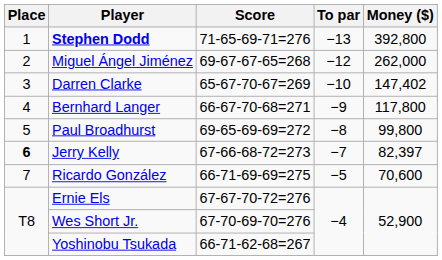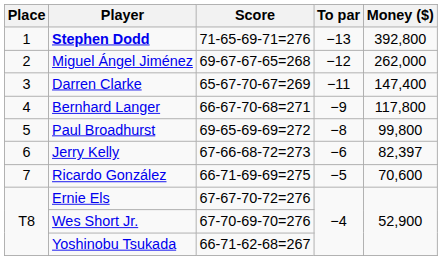(339, 84) −10 -> (339, 84) −11
(400, 84) 147,402 -> (400, 84) 147,400
(27, 152) bold -> (27, 152) normal
(339, 152) −7 -> (339, 152) −6
